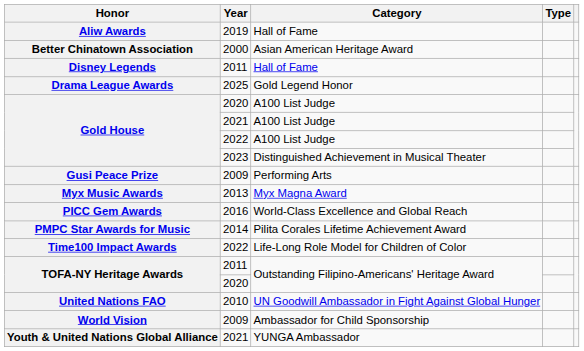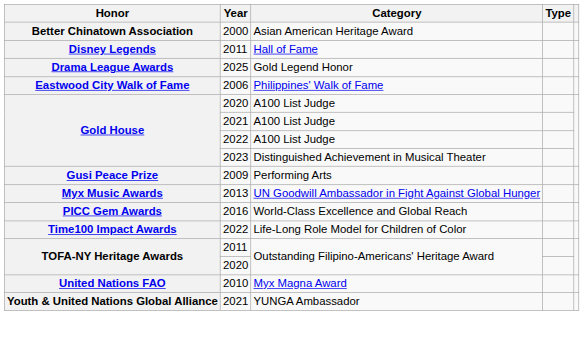- row: (112, 31)
+ row: (112, 85)
(300, 193) Myx Magna Award -> (397, 193) UN Goodwill Ambassador in Fight Against Global Hunger
- row: (112, 229)
(397, 301) UN Goodwill Ambassador in Fight Against Global Hunger -> (300, 283) Myx Magna Award
- row: (112, 319)
